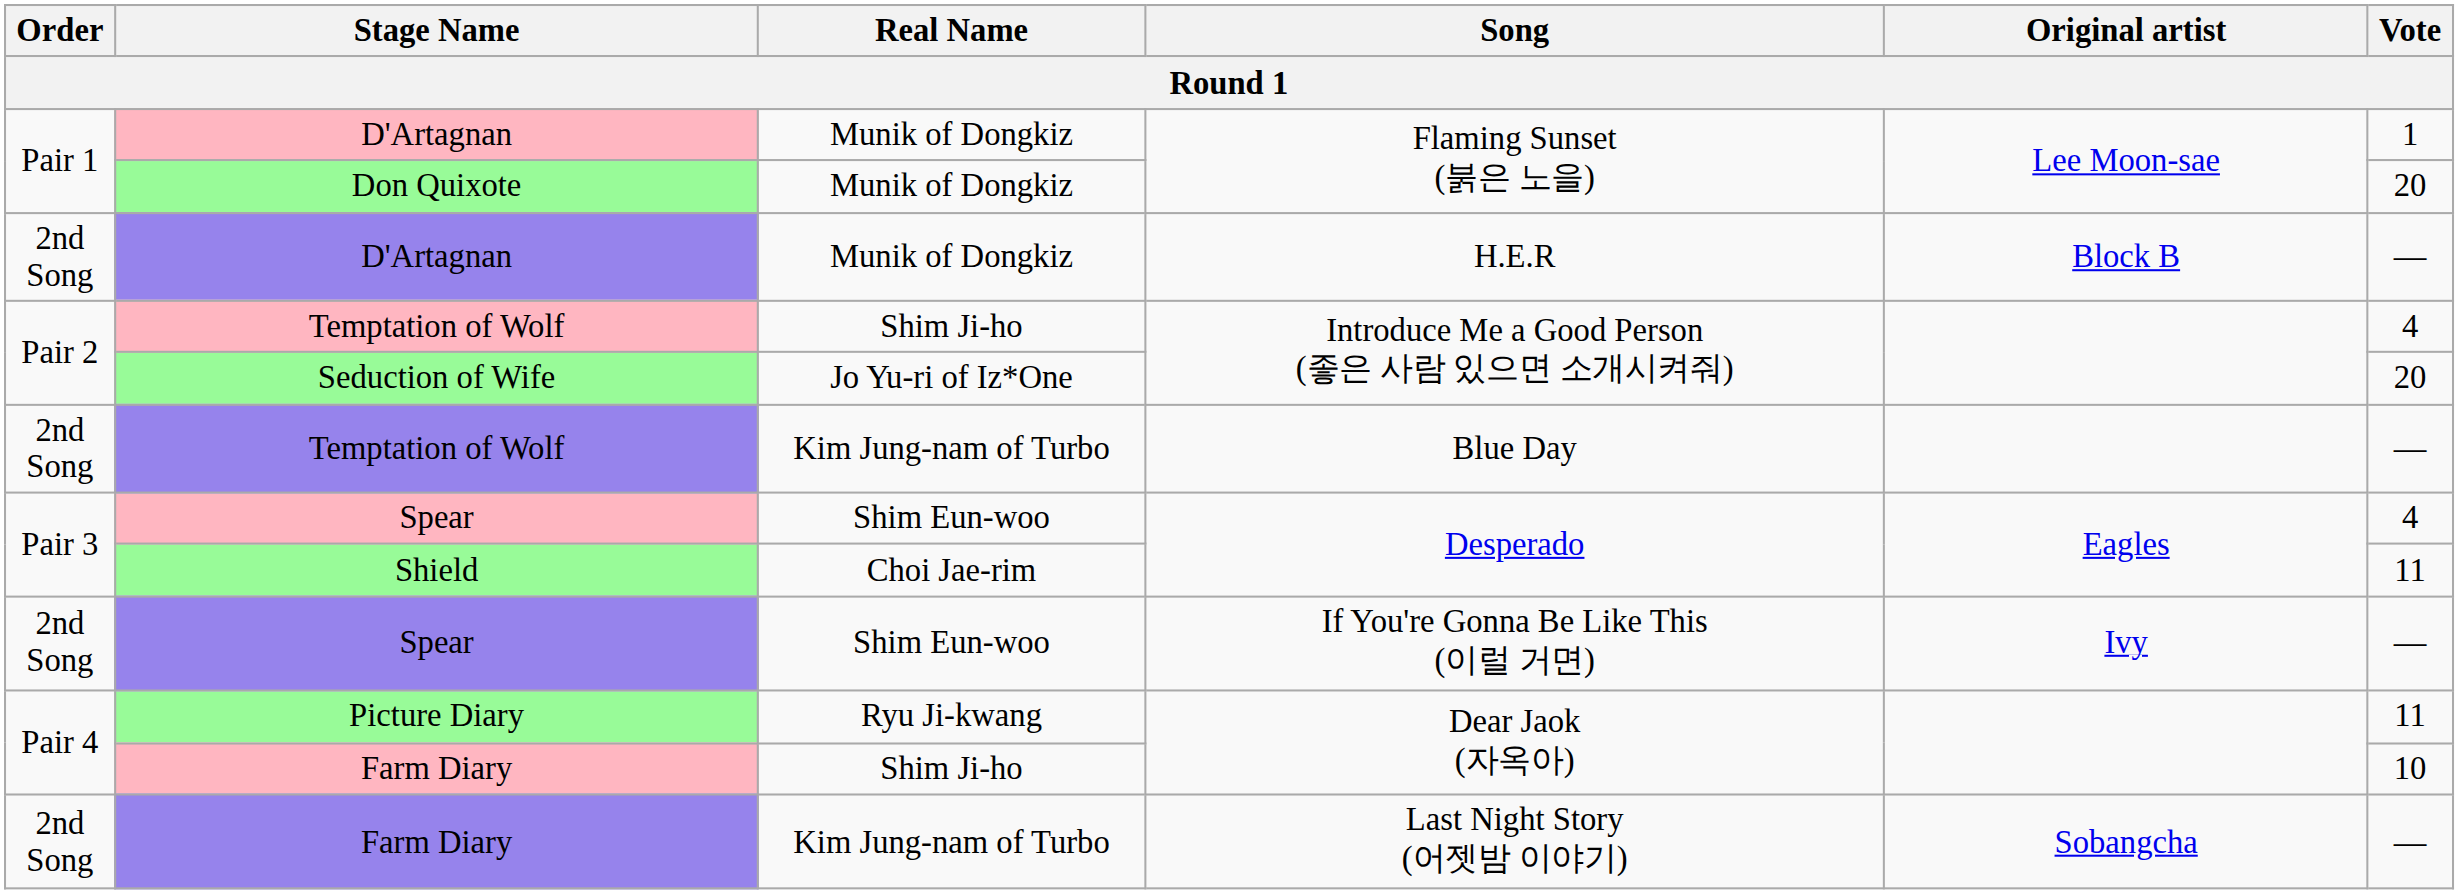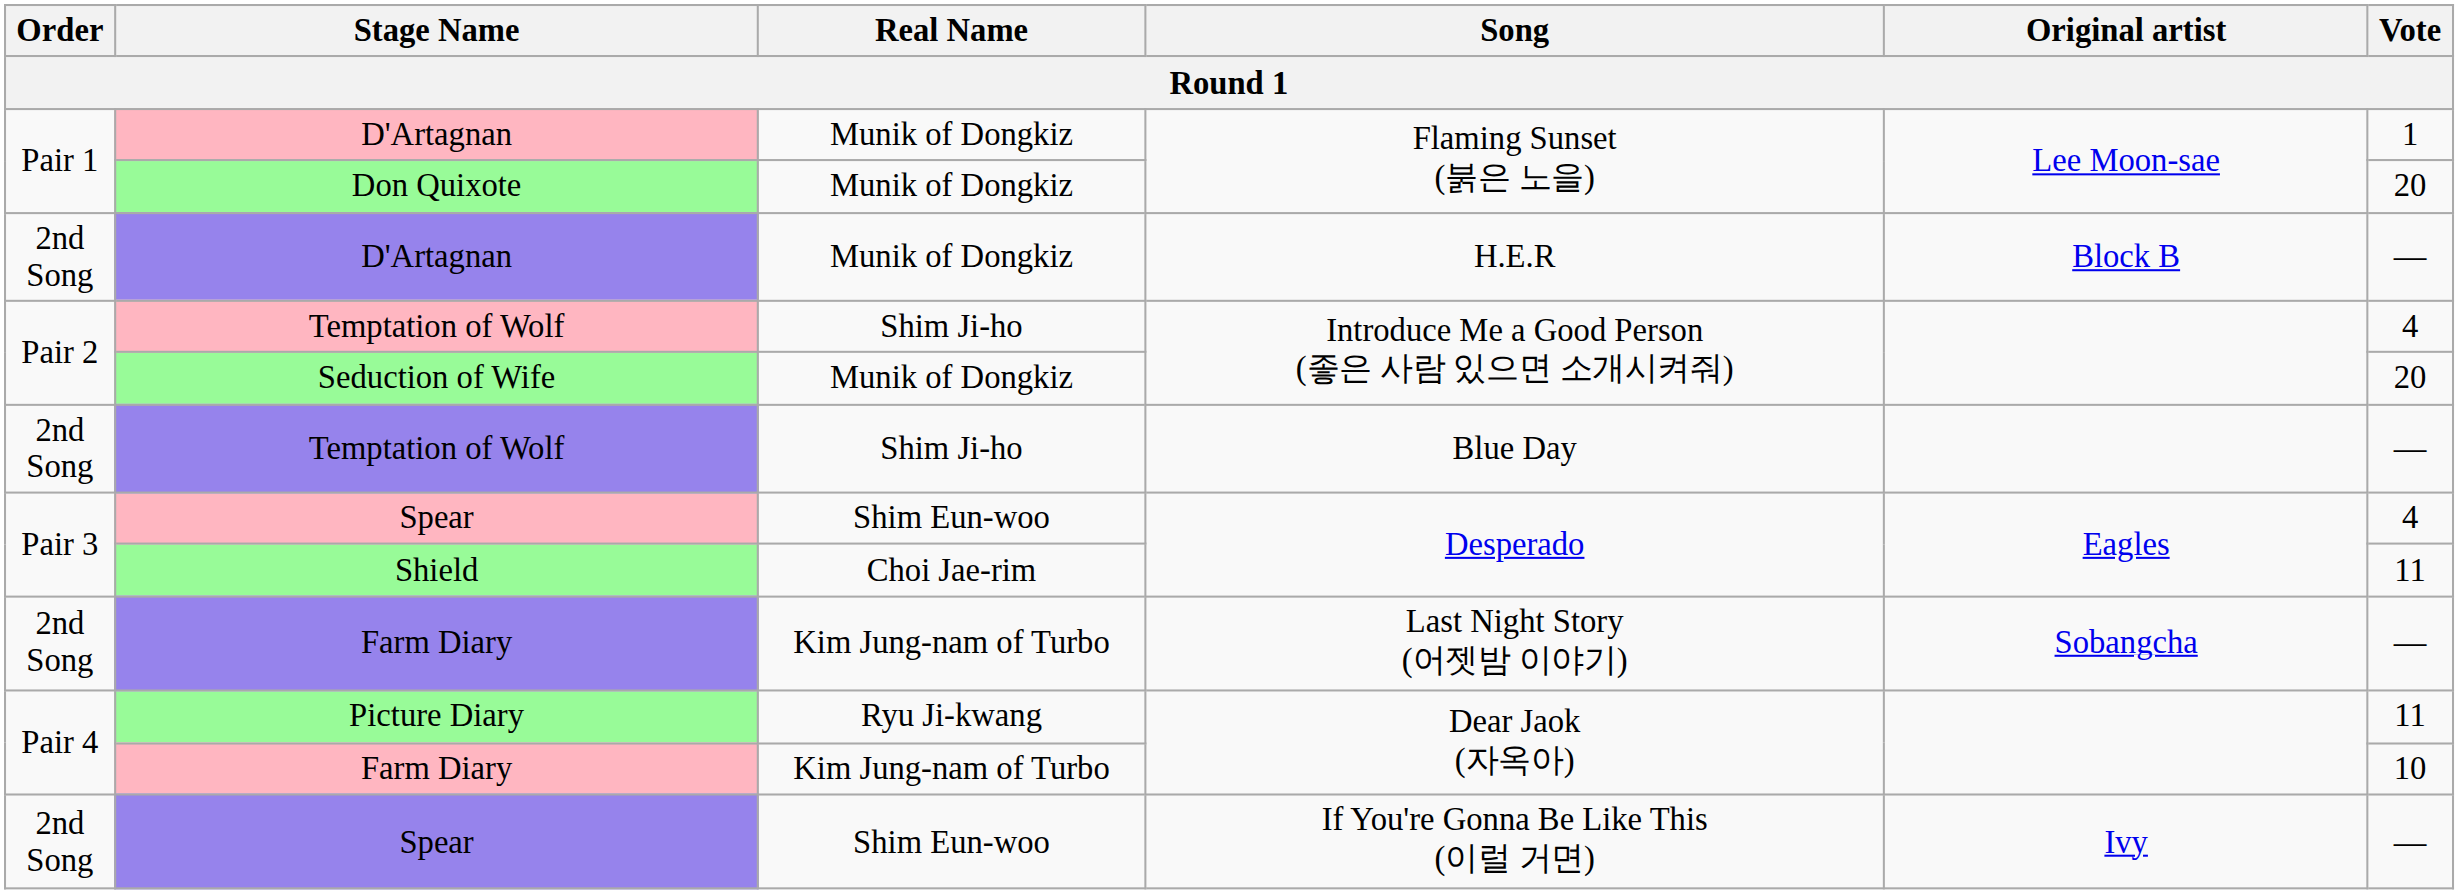(951, 377) Jo Yu-ri of Iz*One -> (952, 377) Munik of Dongkiz
(951, 447) Kim Jung-nam of Turbo -> (952, 447) Shim Ji-ho
rows swapped: (437, 642) <-> (437, 841)
(952, 767) Shim Ji-ho -> (951, 767) Kim Jung-nam of Turbo
